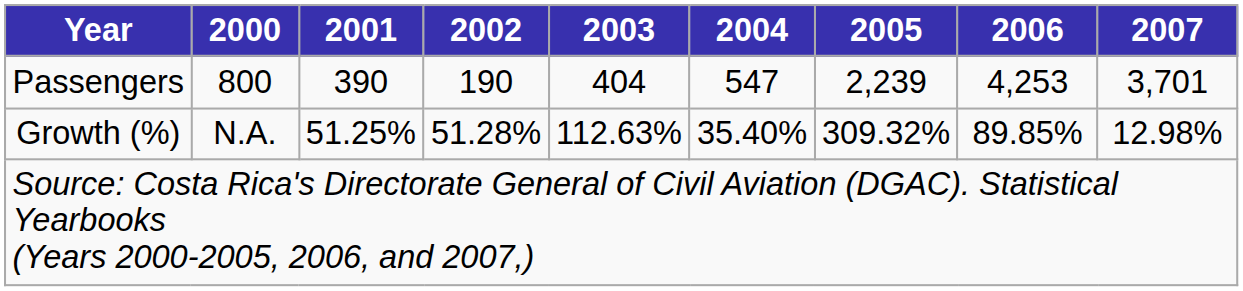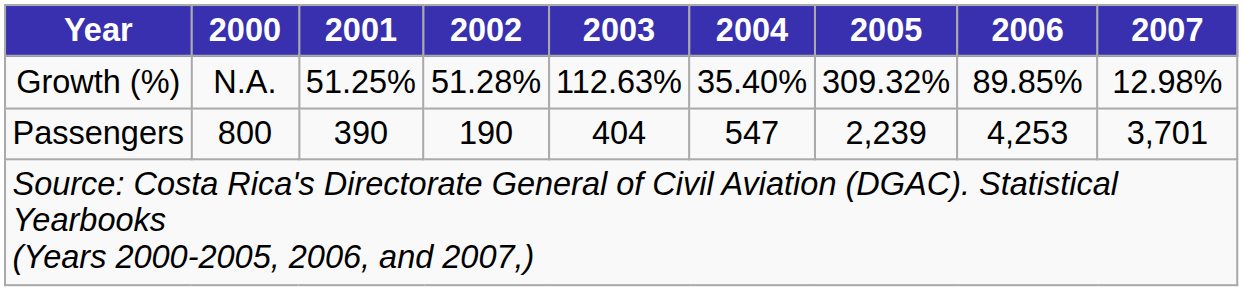rows swapped: (98, 81) <-> (98, 133)
